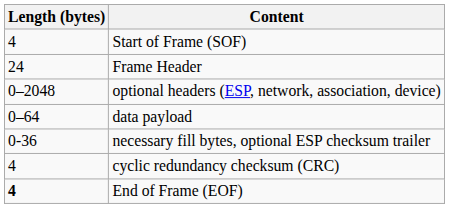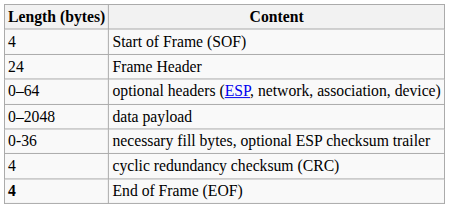(32, 91) 0–2048 -> (24, 91) 0–64
(24, 116) 0–64 -> (32, 116) 0–2048
